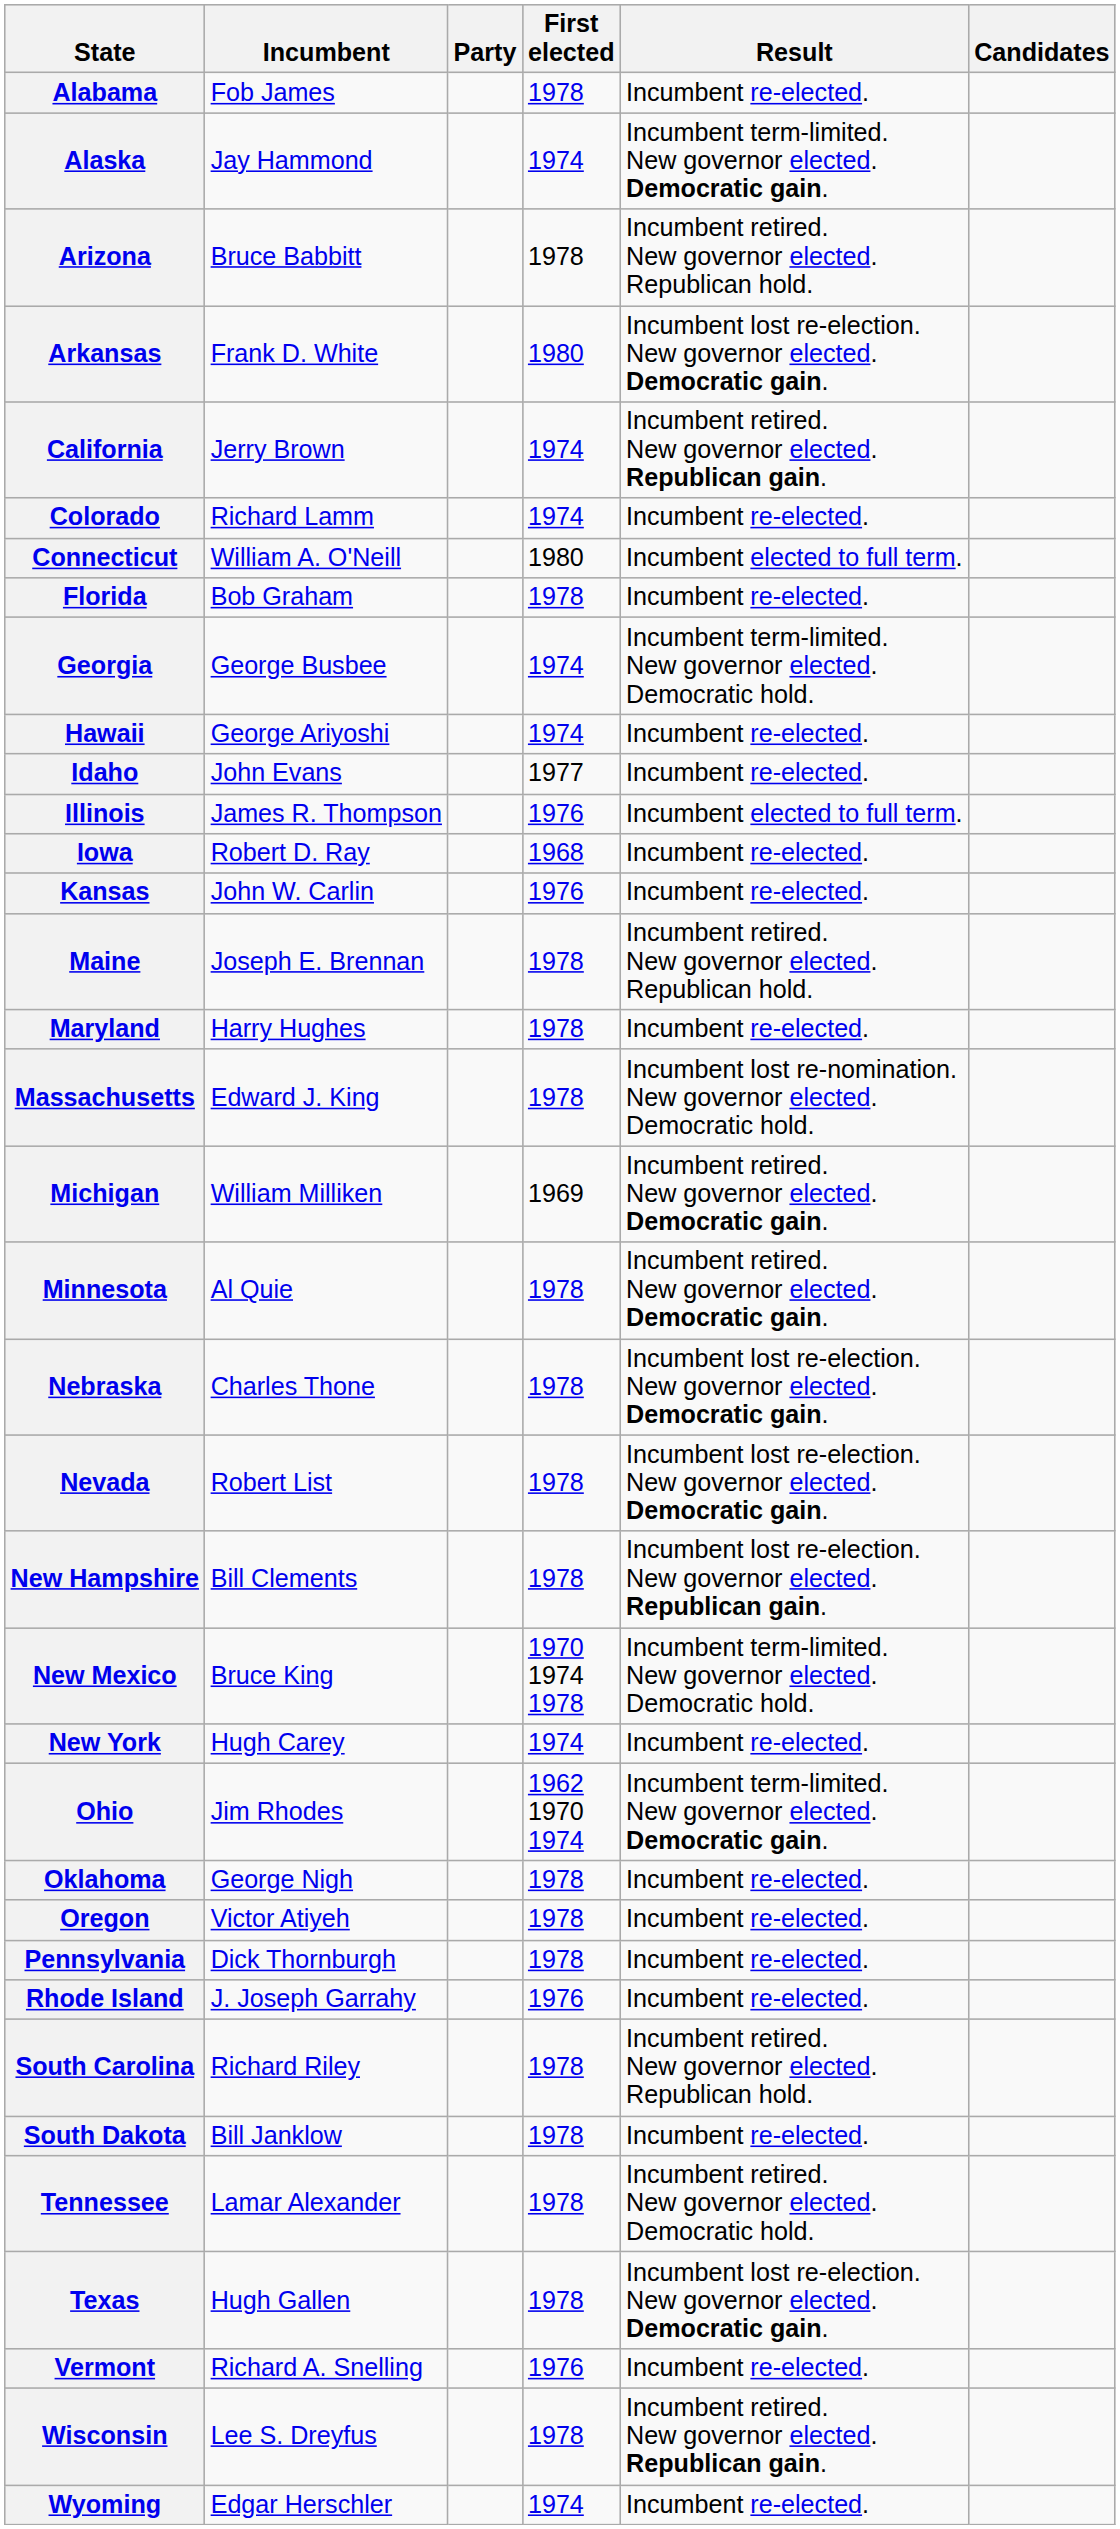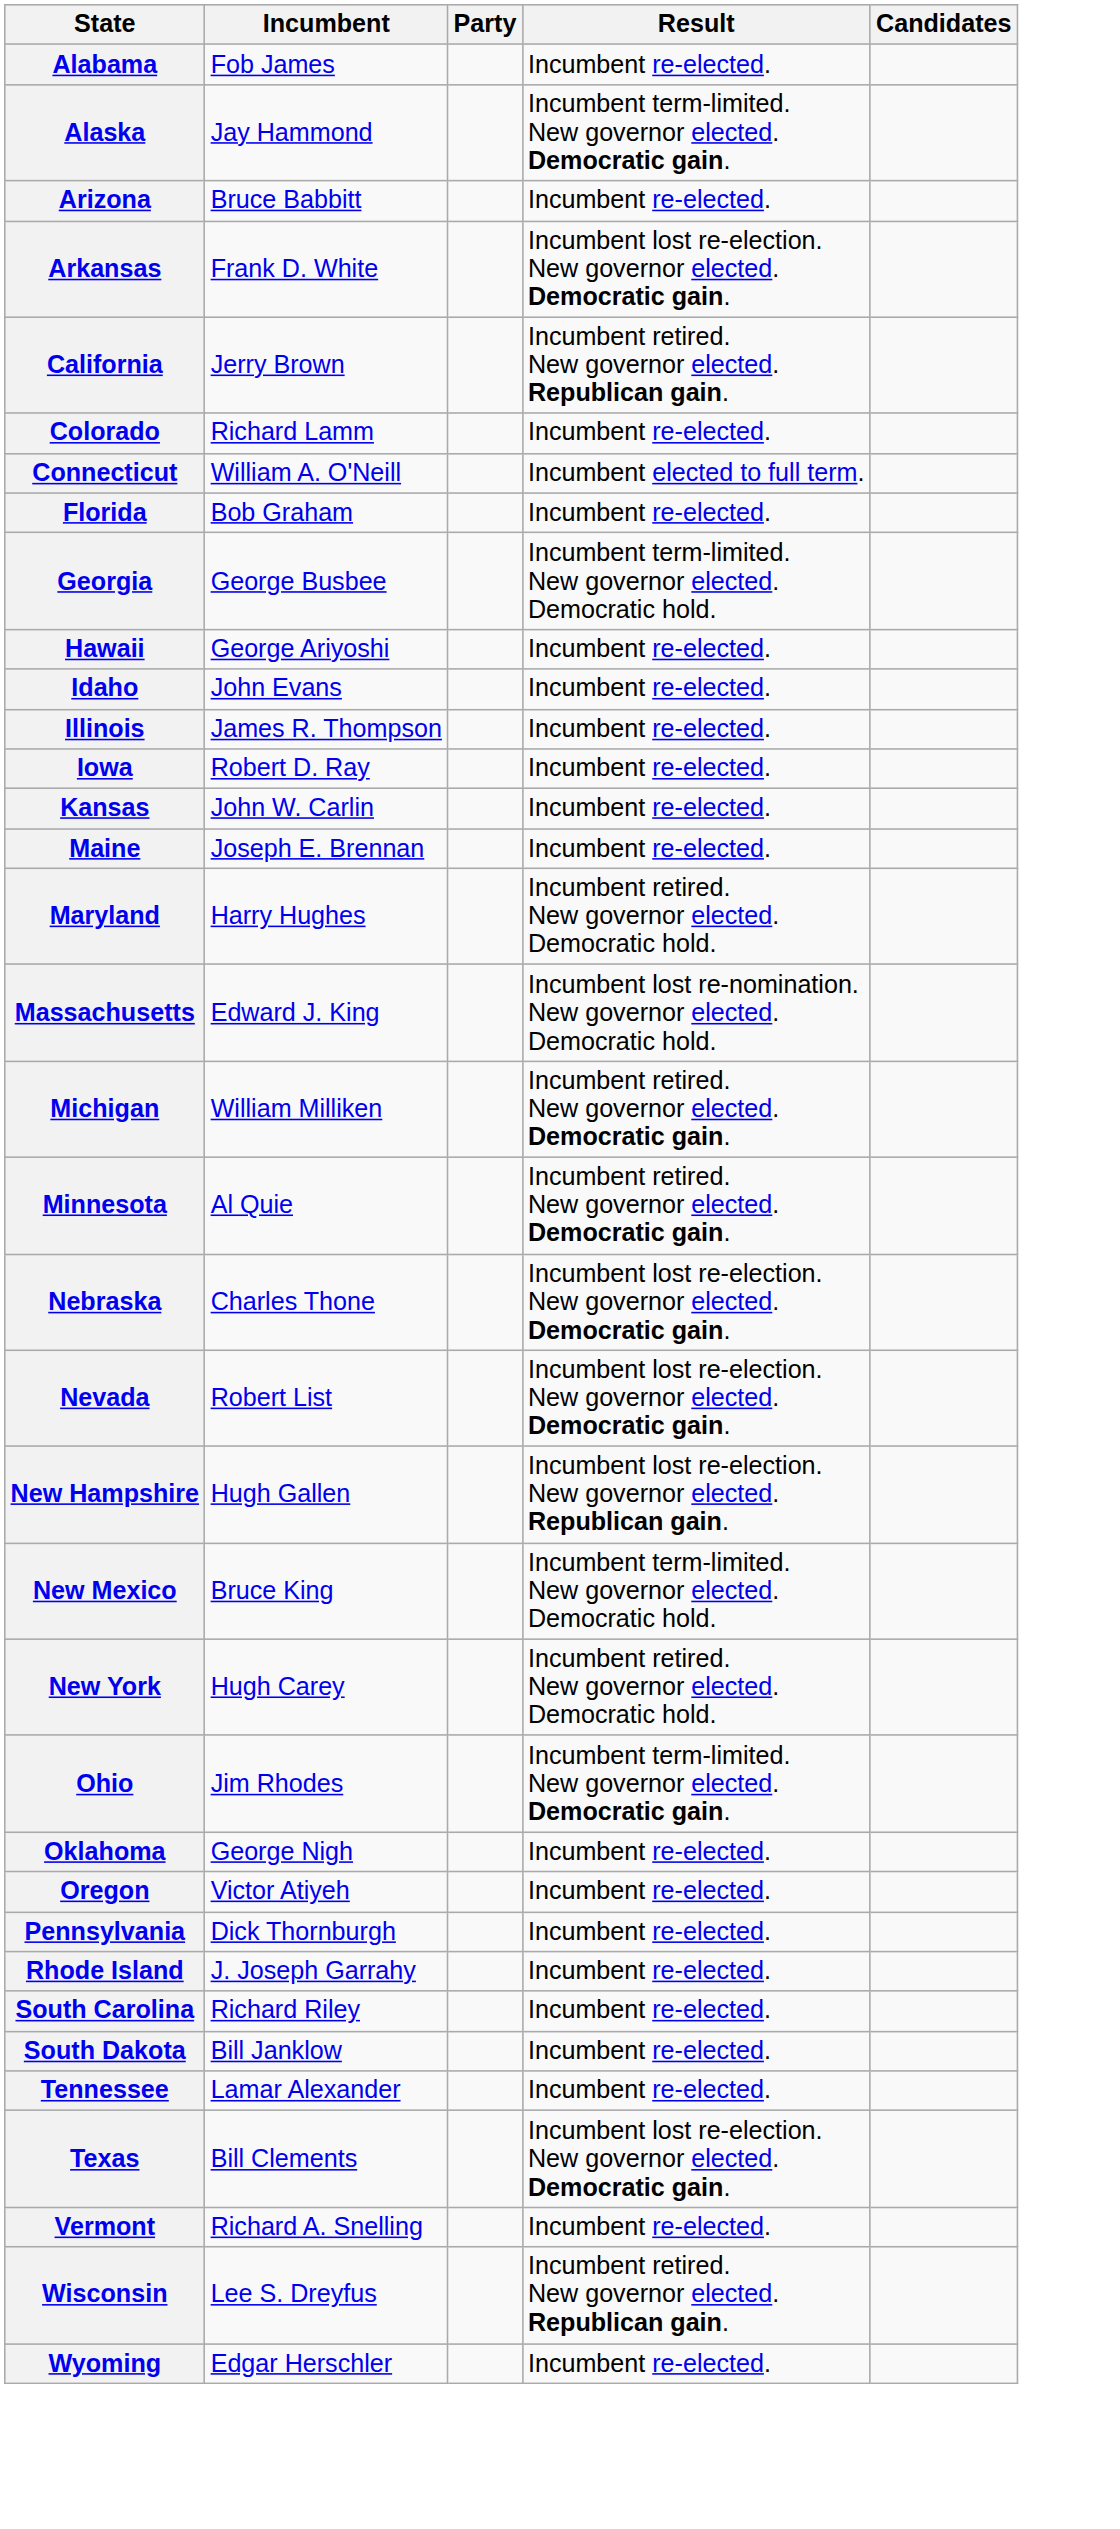- column: (571, 38)
(752, 256) Incumbent retired. New governor elected. Republican hold. -> (649, 200) Incumbent re-elected.
(794, 813) Incumbent elected to full term. -> (649, 728) Incumbent re-elected.
(752, 961) Incumbent retired. New governor elected. Republican hold. -> (649, 848) Incumbent re-elected.
(748, 1029) Incumbent re-elected. -> (654, 916) Incumbent retired. New governor elected. Democratic hold.
(284, 1579) Bill Clements -> (280, 1494) Hugh Gallen
(748, 1743) Incumbent re-elected. -> (654, 1687) Incumbent retired. New governor elected. Democratic hold.
(752, 2067) Incumbent retired. New governor elected. Republican hold. -> (649, 2010) Incumbent re-elected.
(752, 2203) Incumbent retired. New governor elected. Democratic hold. -> (649, 2090) Incumbent re-elected.
(280, 2299) Hugh Gallen -> (284, 2158) Bill Clements
